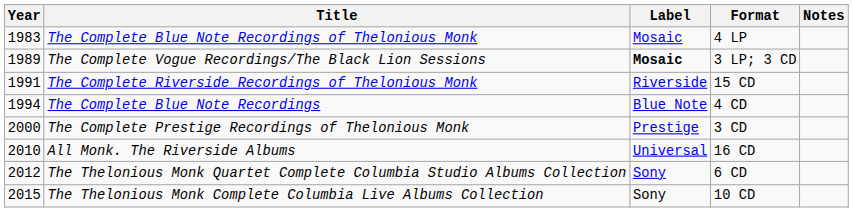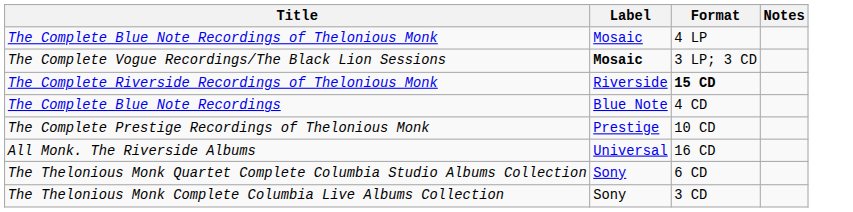- column: (24, 16)
(735, 83) normal -> (695, 83) bold
(730, 128) 3 CD -> (695, 128) 10 CD
(735, 195) 10 CD -> (691, 195) 3 CD
